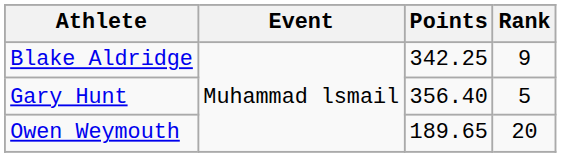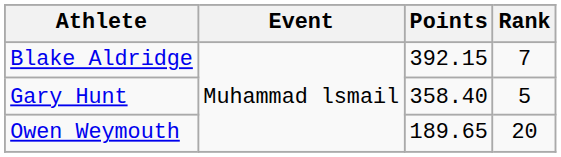(449, 59) 342.25 -> (449, 59) 392.15
(524, 59) 9 -> (524, 59) 7
(449, 96) 356.40 -> (449, 96) 358.40
